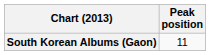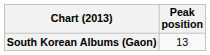(182, 42) 11 -> (182, 42) 13
